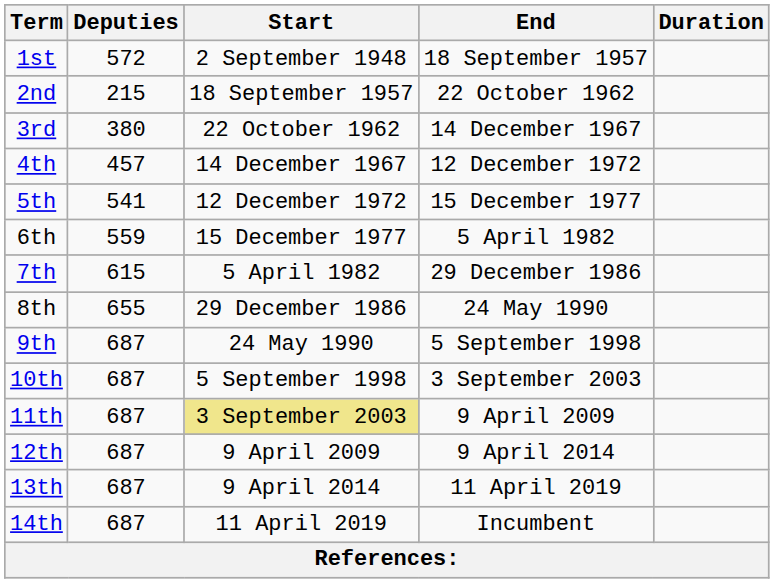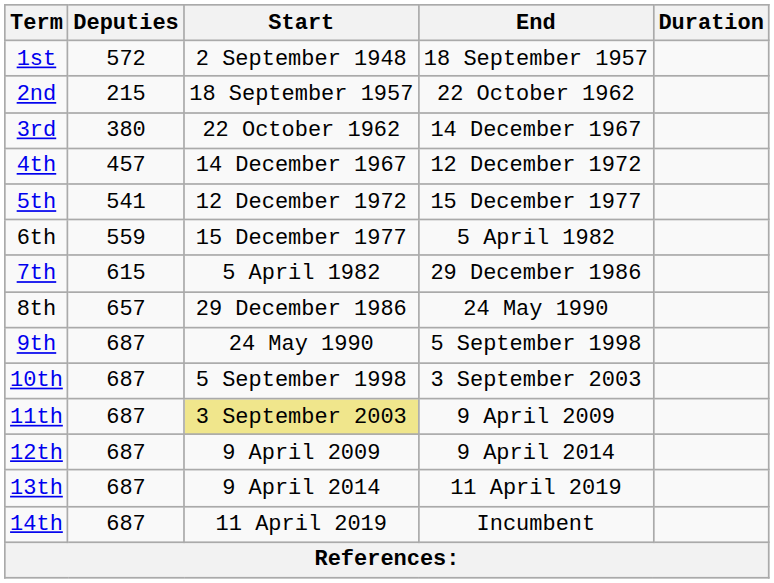(126, 309) 655 -> (126, 309) 657
